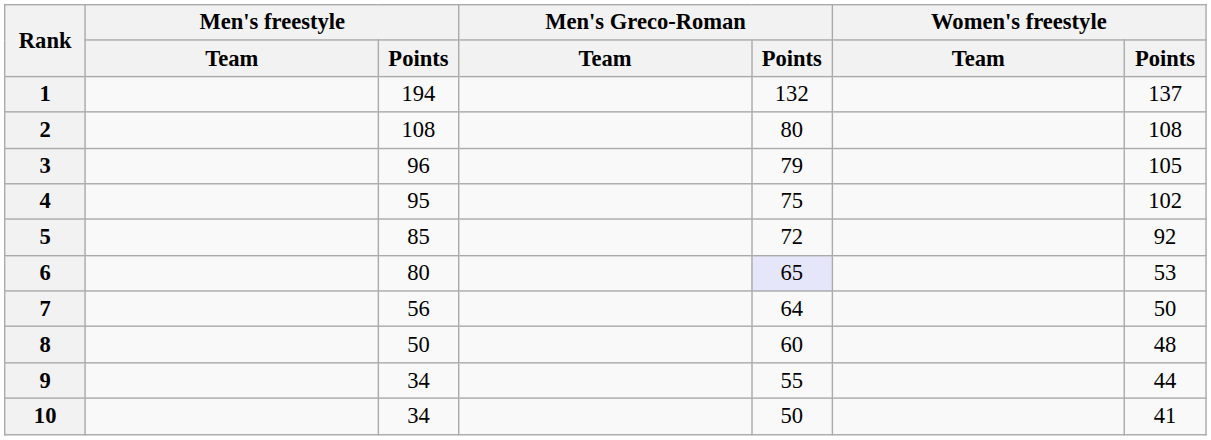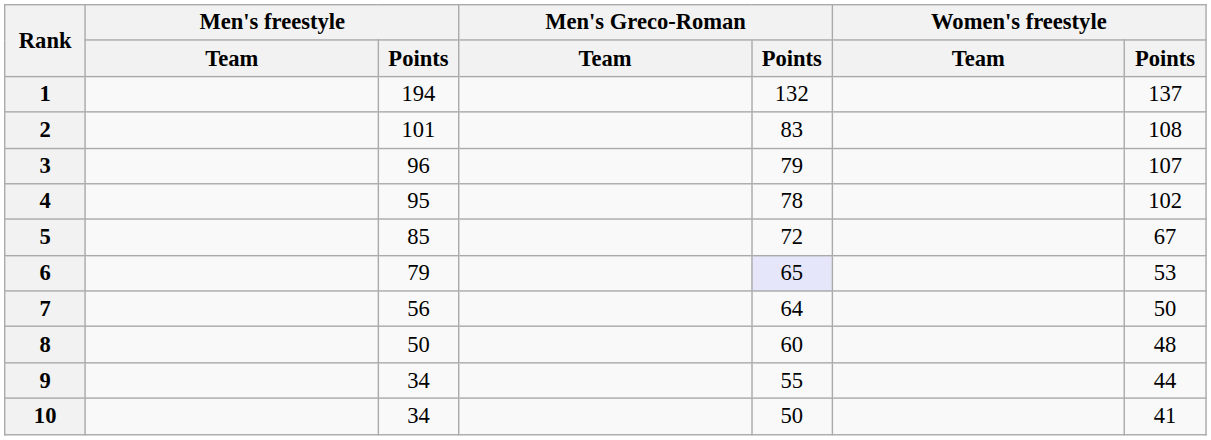(418, 129) 108 -> (418, 129) 101
(792, 129) 80 -> (792, 129) 83
(1165, 165) 105 -> (1165, 165) 107
(792, 201) 75 -> (792, 201) 78
(1165, 237) 92 -> (1165, 237) 67
(418, 272) 80 -> (418, 272) 79
